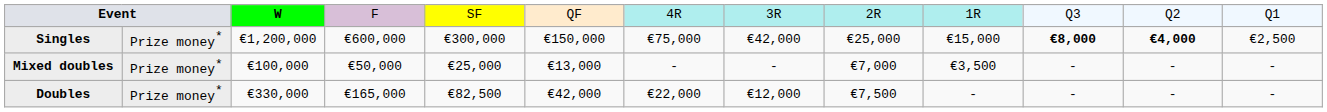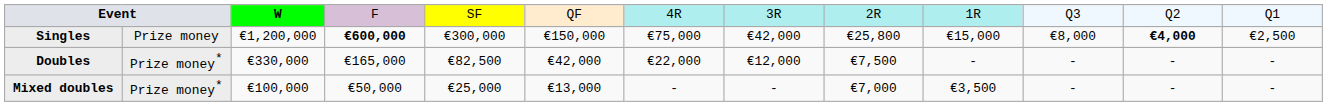(176, 39) Prize money* -> (176, 37) Prize money
(375, 39) normal -> (375, 37) bold
(873, 39) €25,000 -> (873, 37) €25,800
(1073, 39) bold -> (1073, 37) normal
rows swapped: (63, 93) <-> (63, 66)
